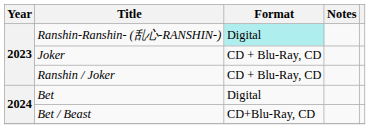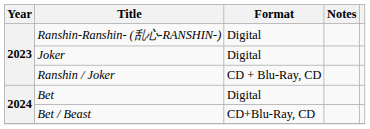(244, 34) paleturquoise background -> (244, 34) no background
(274, 55) CD + Blu-Ray, CD -> (244, 55) Digital
